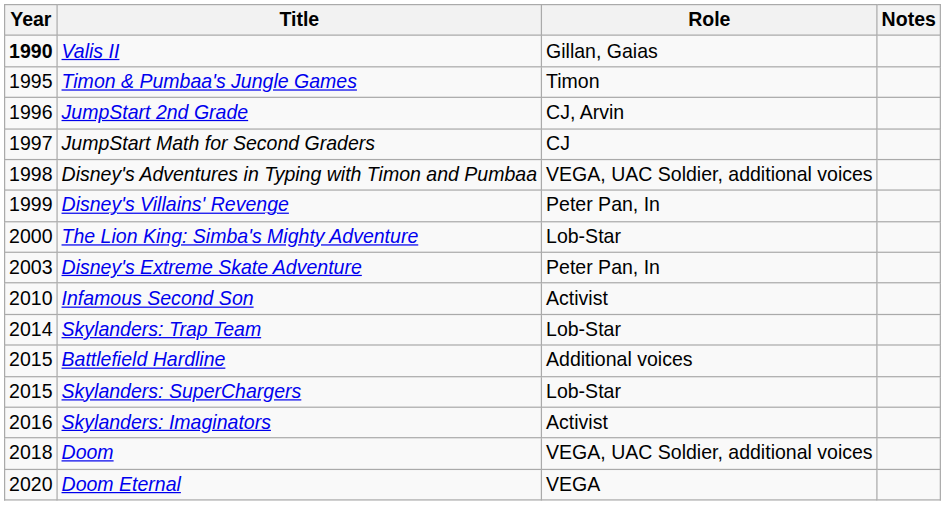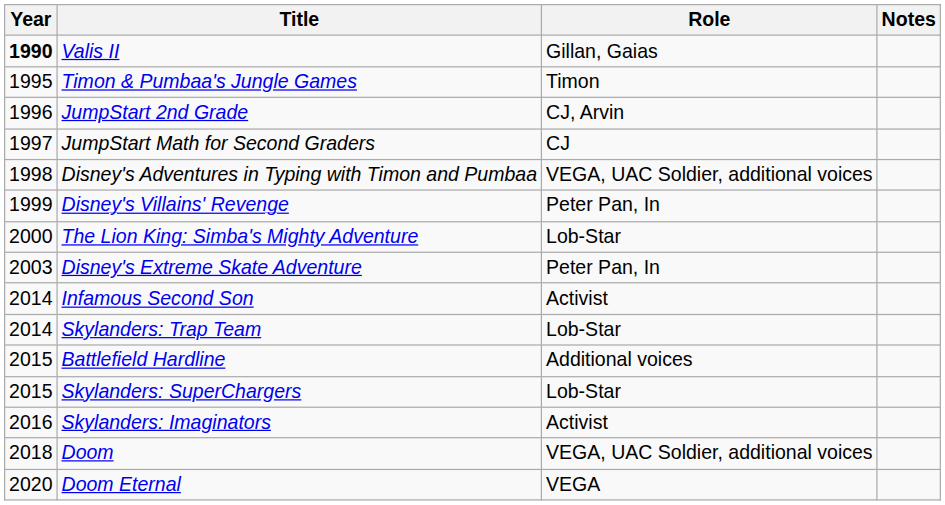(31, 298) 2010 -> (31, 298) 2014
